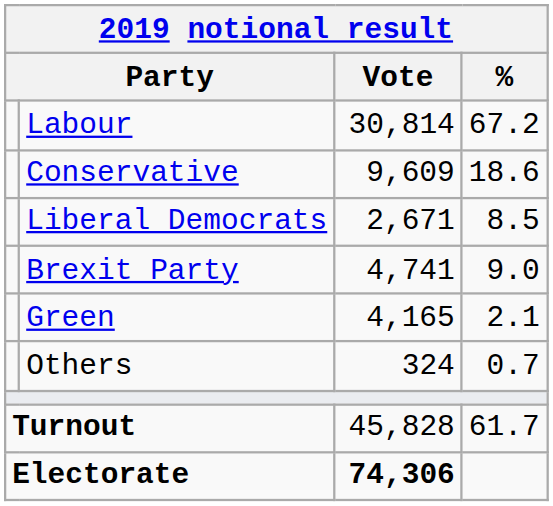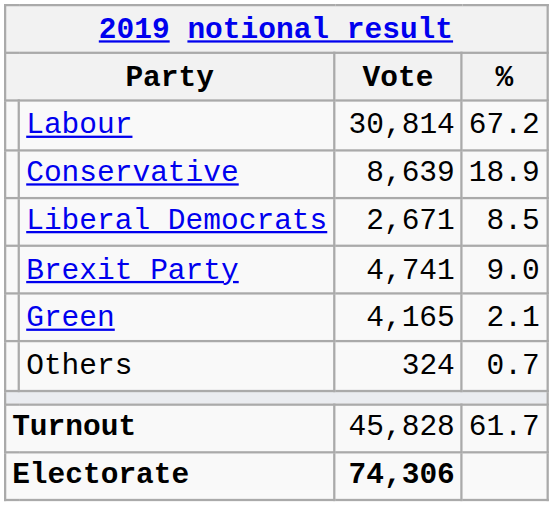(411, 173) 9,609 -> (411, 173) 8,639
(504, 173) 18.6 -> (504, 173) 18.9
